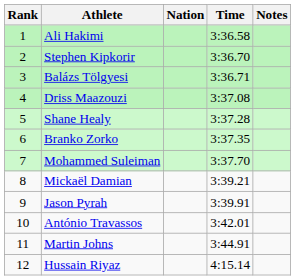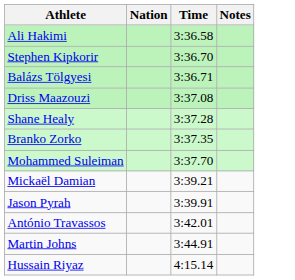- column: (23, 14)
